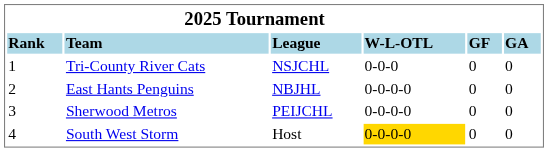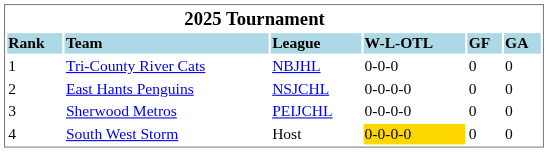(301, 66) NSJCHL -> (296, 66) NBJHL
(296, 88) NBJHL -> (301, 88) NSJCHL
